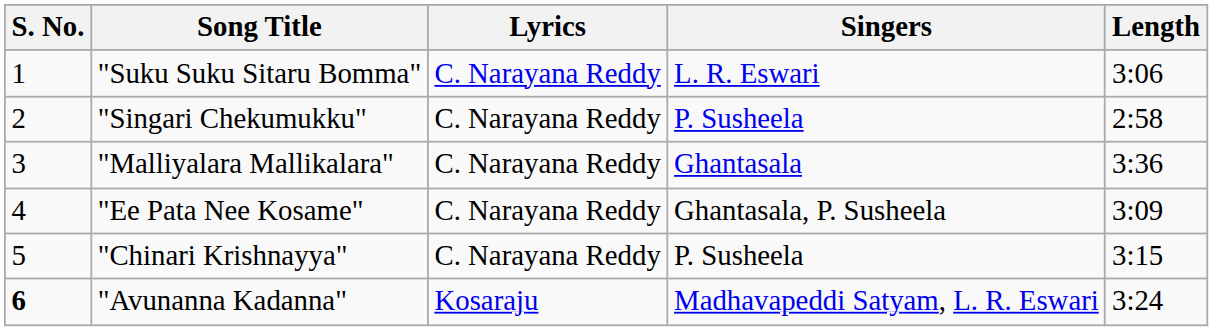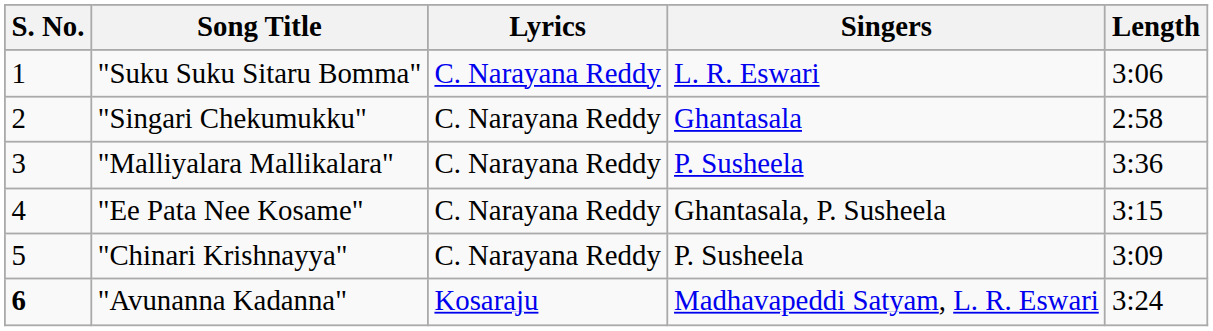(739, 118) P. Susheela -> (738, 118) Ghantasala
(738, 164) Ghantasala -> (739, 164) P. Susheela
(1138, 210) 3:09 -> (1138, 210) 3:15
(1138, 255) 3:15 -> (1138, 255) 3:09
